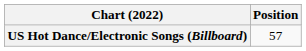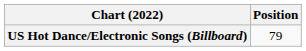(276, 35) 57 -> (276, 35) 79
